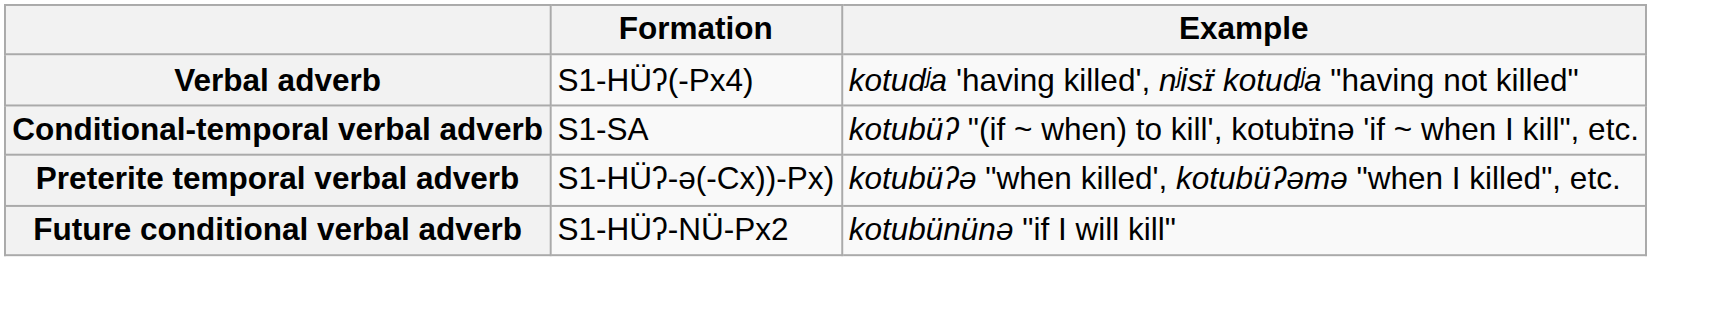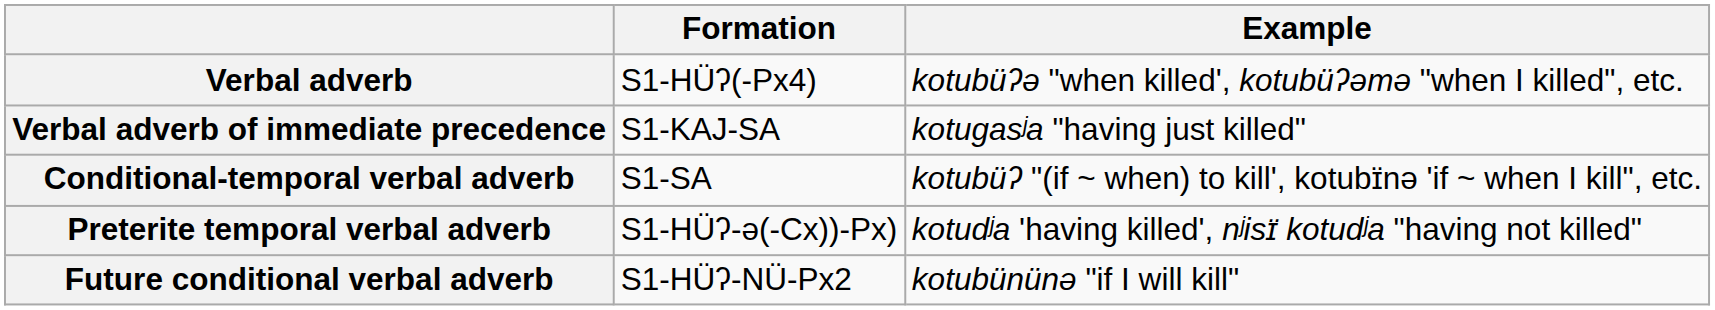(1214, 79) kotudʲa 'having killed', nʲisɪ̈ kotudʲa "having not killed" -> (1298, 79) kotubüʔə "when killed', kotubüʔəmə "when I killed", etc.
+ row: (309, 129)
(1235, 179) kotubüʔə "when killed', kotubüʔəmə "when I killed", etc. -> (1277, 229) kotudʲa 'having killed', nʲisɪ̈ kotudʲa "having not killed"
